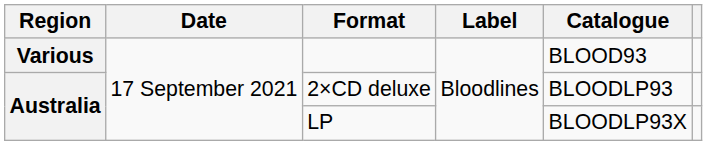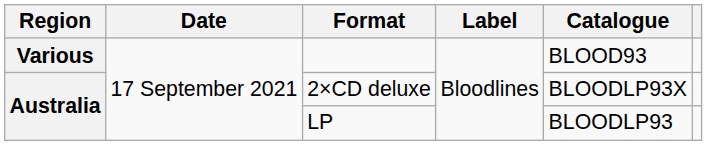(611, 88) BLOODLP93 -> (618, 88) BLOODLP93X
(618, 122) BLOODLP93X -> (611, 122) BLOODLP93
